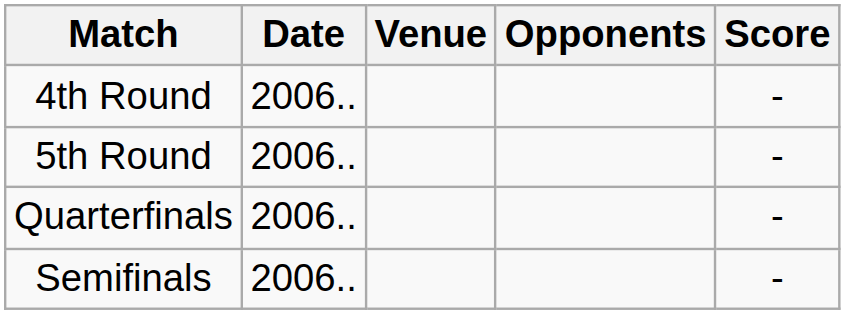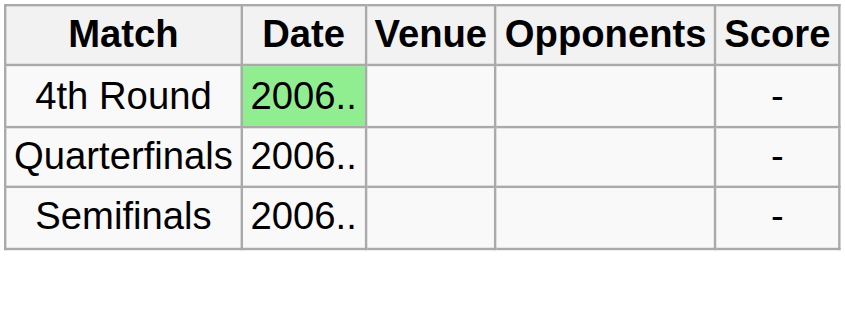(304, 95) no background -> (304, 95) lightgreen background
- row: (123, 156)
